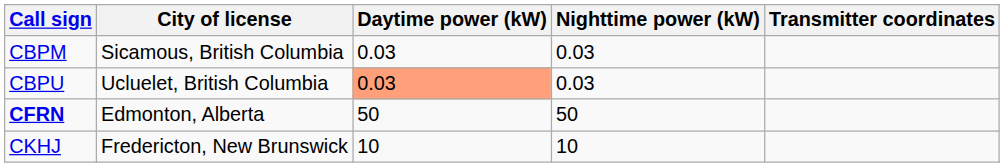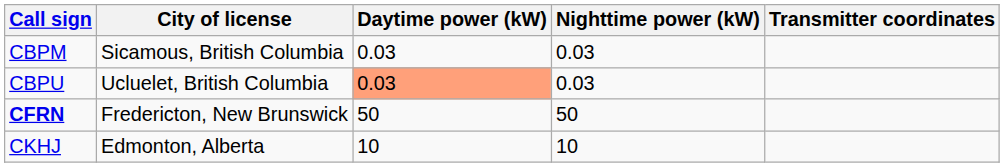(183, 114) Edmonton, Alberta -> (225, 114) Fredericton, New Brunswick
(225, 146) Fredericton, New Brunswick -> (183, 146) Edmonton, Alberta
